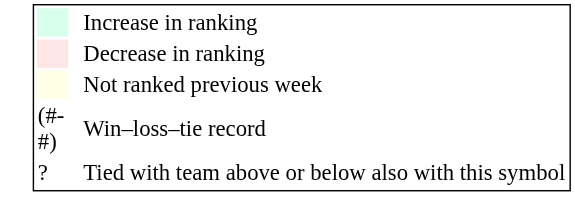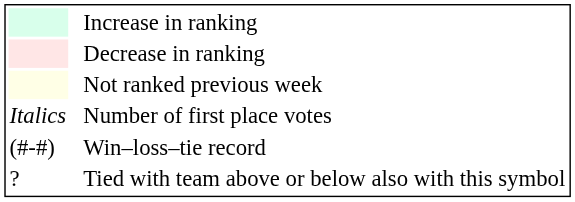+ row: (208, 115)
